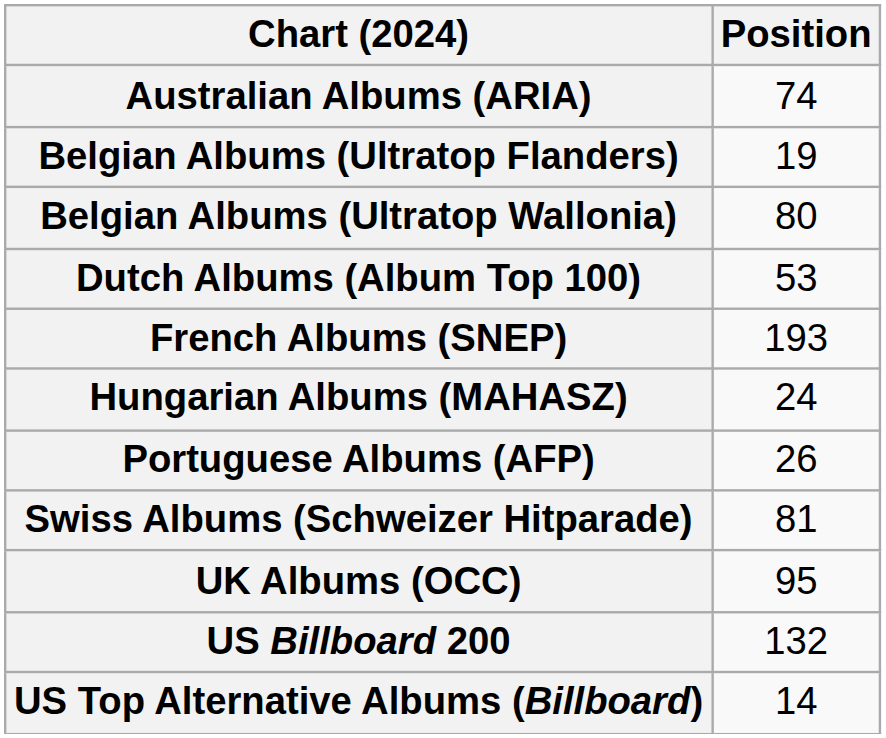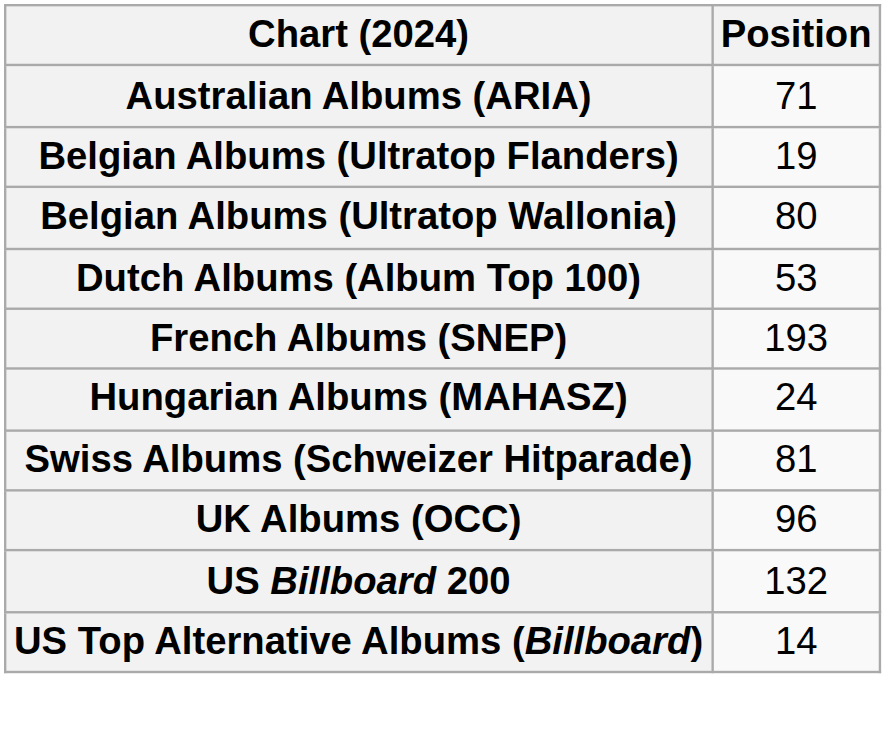(796, 95) 74 -> (796, 95) 71
- row: (359, 459)
(796, 580) 95 -> (796, 519) 96
